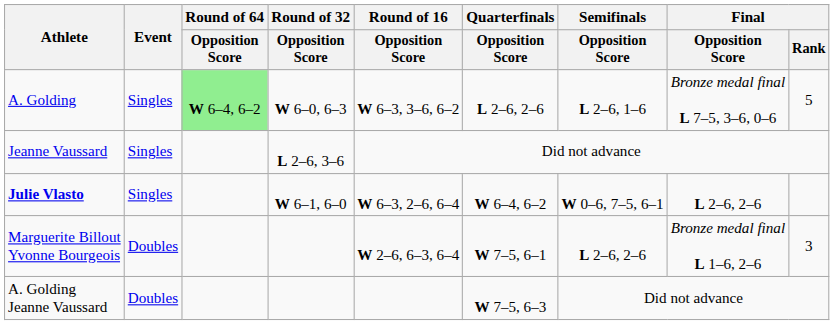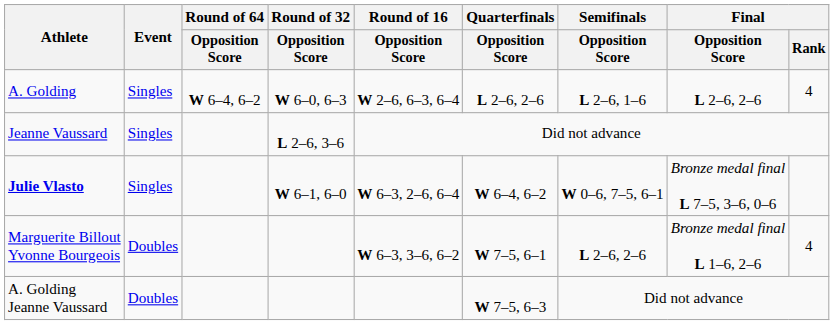(225, 109) lightgreen background -> (225, 100) no background
(408, 109) W 6–3, 3–6, 6–2 -> (408, 100) W 2–6, 6–3, 6–4
(728, 100) Bronze medal final L 7–5, 3–6, 0–6 -> (728, 100) L 2–6, 2–6
(809, 100) 5 -> (809, 91) 4
(728, 203) L 2–6, 2–6 -> (728, 186) Bronze medal final L 7–5, 3–6, 0–6
(408, 255) W 2–6, 6–3, 6–4 -> (408, 255) W 6–3, 3–6, 6–2
(809, 246) 3 -> (809, 246) 4
